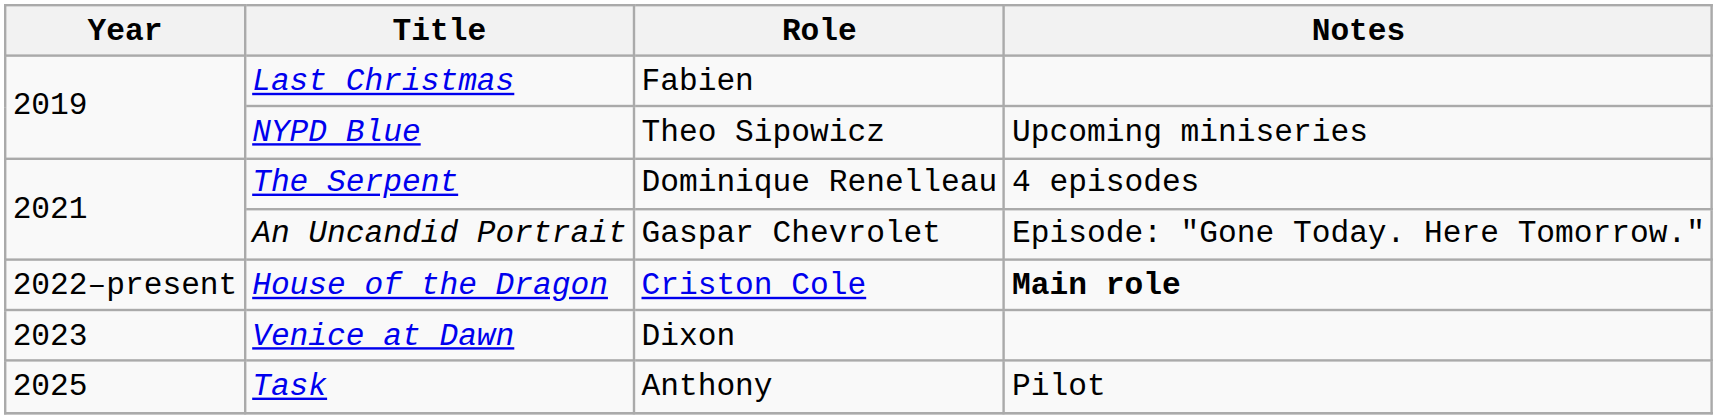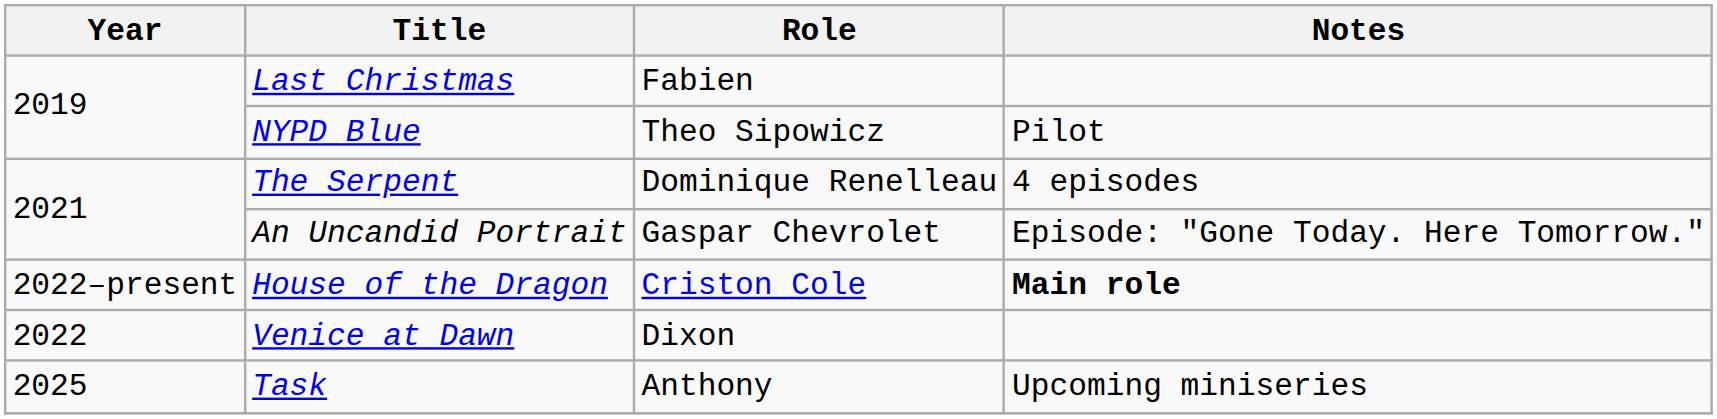(1190, 132) Upcoming miniseries -> (1059, 132) Pilot
(50, 336) 2023 -> (50, 336) 2022
(1059, 387) Pilot -> (1190, 387) Upcoming miniseries
